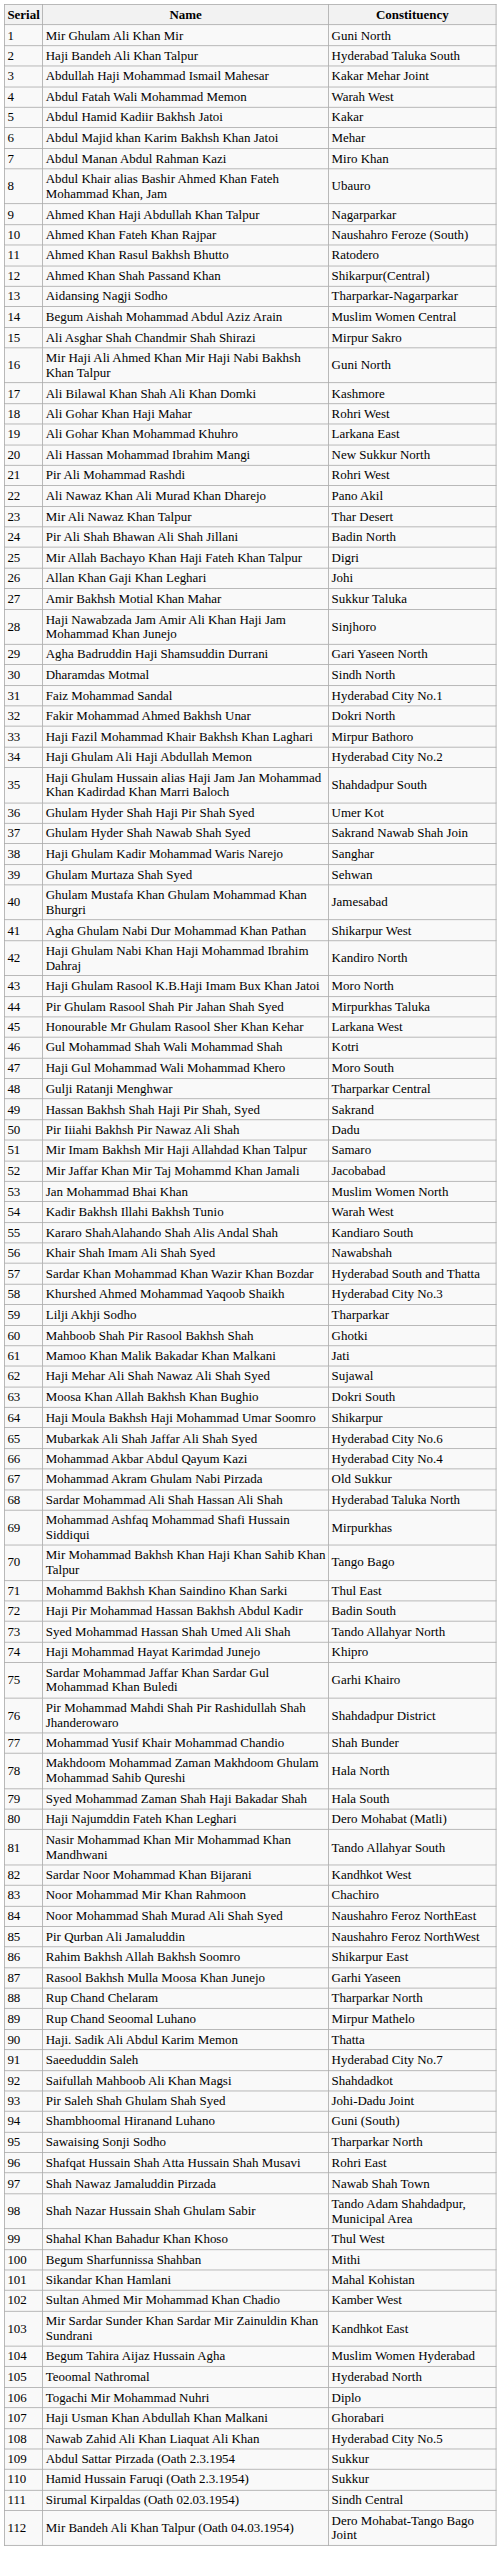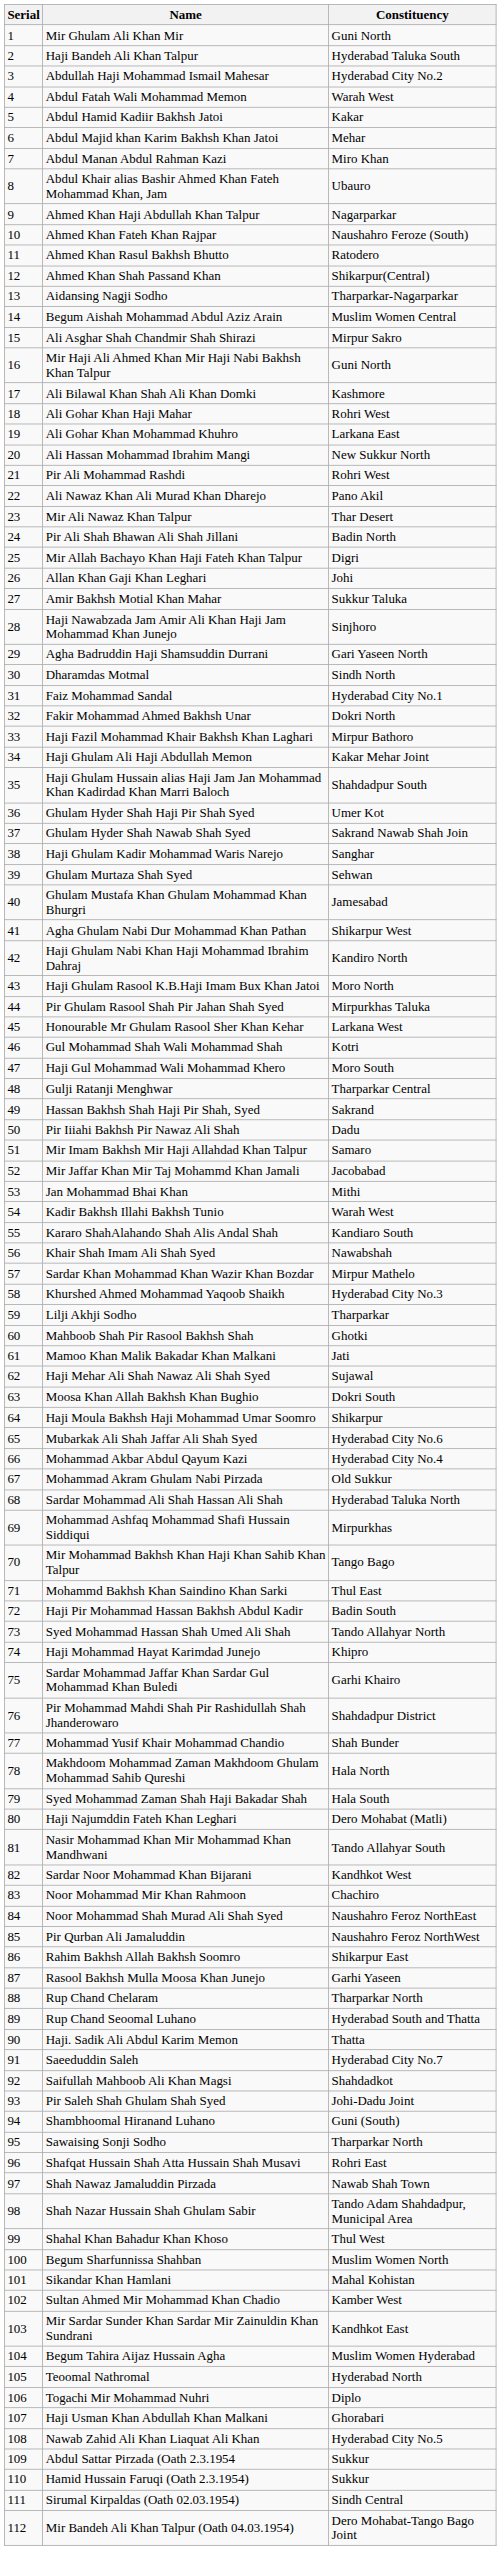(380, 76) Kakar Mehar Joint -> (387, 76) Hyderabad City No.2
(387, 757) Hyderabad City No.2 -> (380, 757) Kakar Mehar Joint
(390, 1191) Muslim Women North -> (346, 1191) Mithi
(406, 1273) Hyderabad South and Thatta -> (373, 1273) Mirpur Mathelo
(373, 2019) Mirpur Mathelo -> (406, 2019) Hyderabad South and Thatta
(346, 2259) Mithi -> (390, 2259) Muslim Women North
